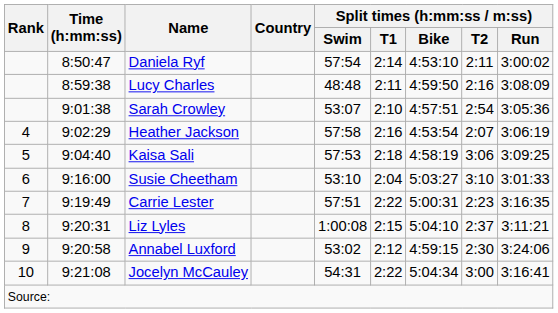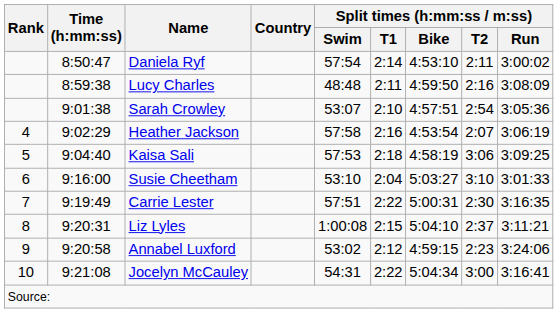(480, 202) 2:23 -> (480, 202) 2:30
(480, 249) 2:30 -> (480, 249) 2:23
